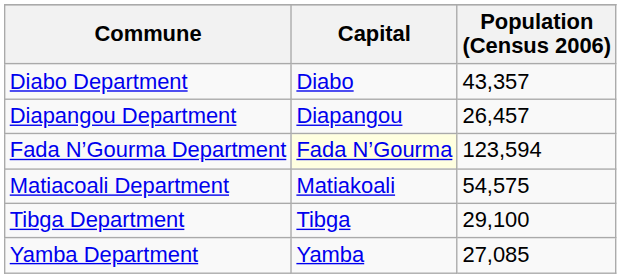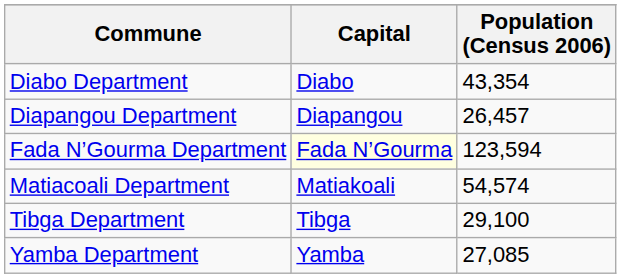(496, 81) 43,357 -> (496, 81) 43,354
(496, 185) 54,575 -> (496, 185) 54,574
